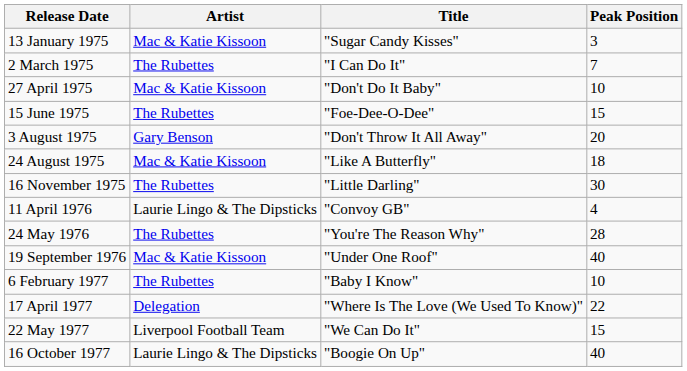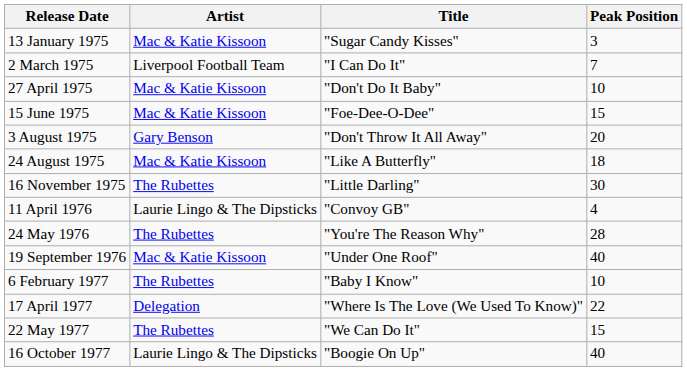(174, 64) The Rubettes -> (209, 64) Liverpool Football Team
(174, 112) The Rubettes -> (200, 112) Mac & Katie Kissoon
(209, 329) Liverpool Football Team -> (174, 329) The Rubettes
